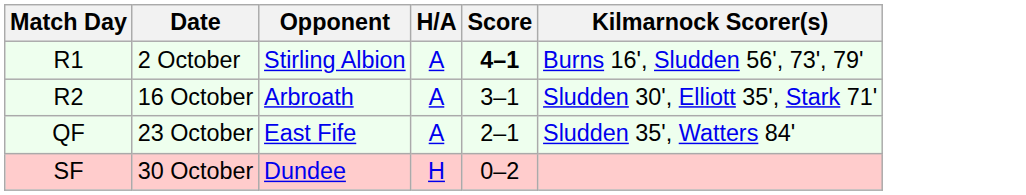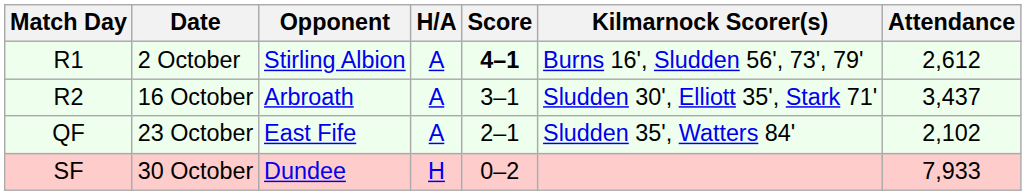+ column: (952, 23)
